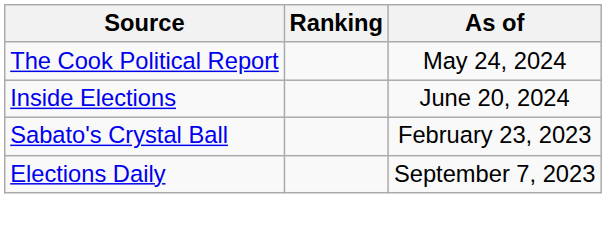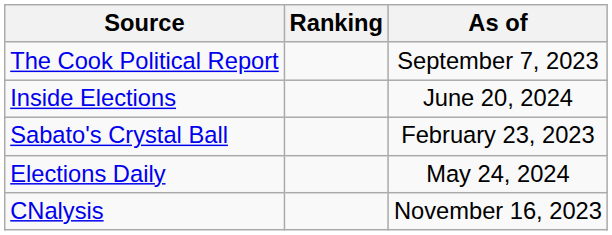(495, 60) May 24, 2024 -> (498, 60) September 7, 2023
(495, 173) September 7, 2023 -> (498, 173) May 24, 2024
+ row: (57, 211)
